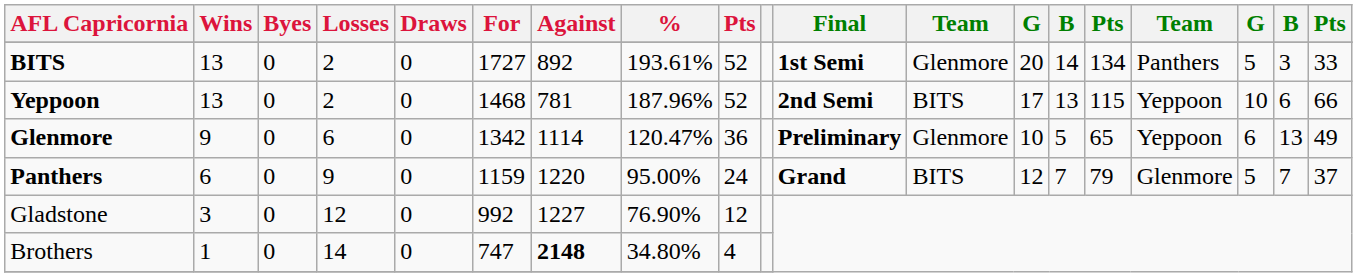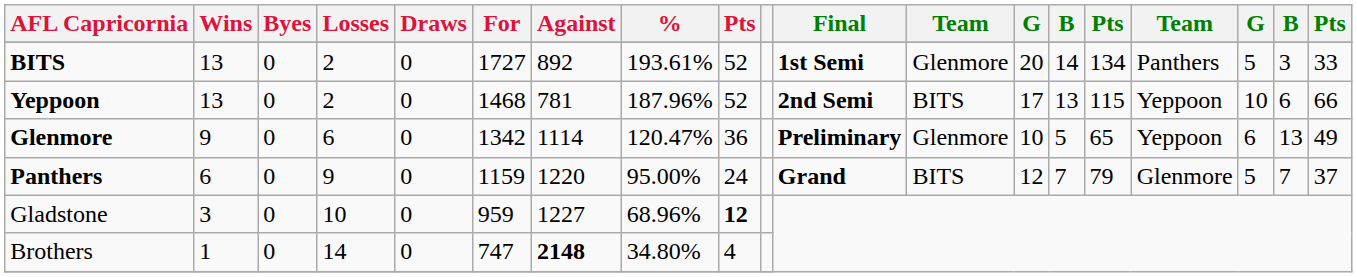(334, 213) 12 -> (334, 213) 10
(496, 213) 992 -> (496, 213) 959
(664, 213) 76.90% -> (664, 213) 68.96%
(736, 213) normal -> (736, 213) bold
